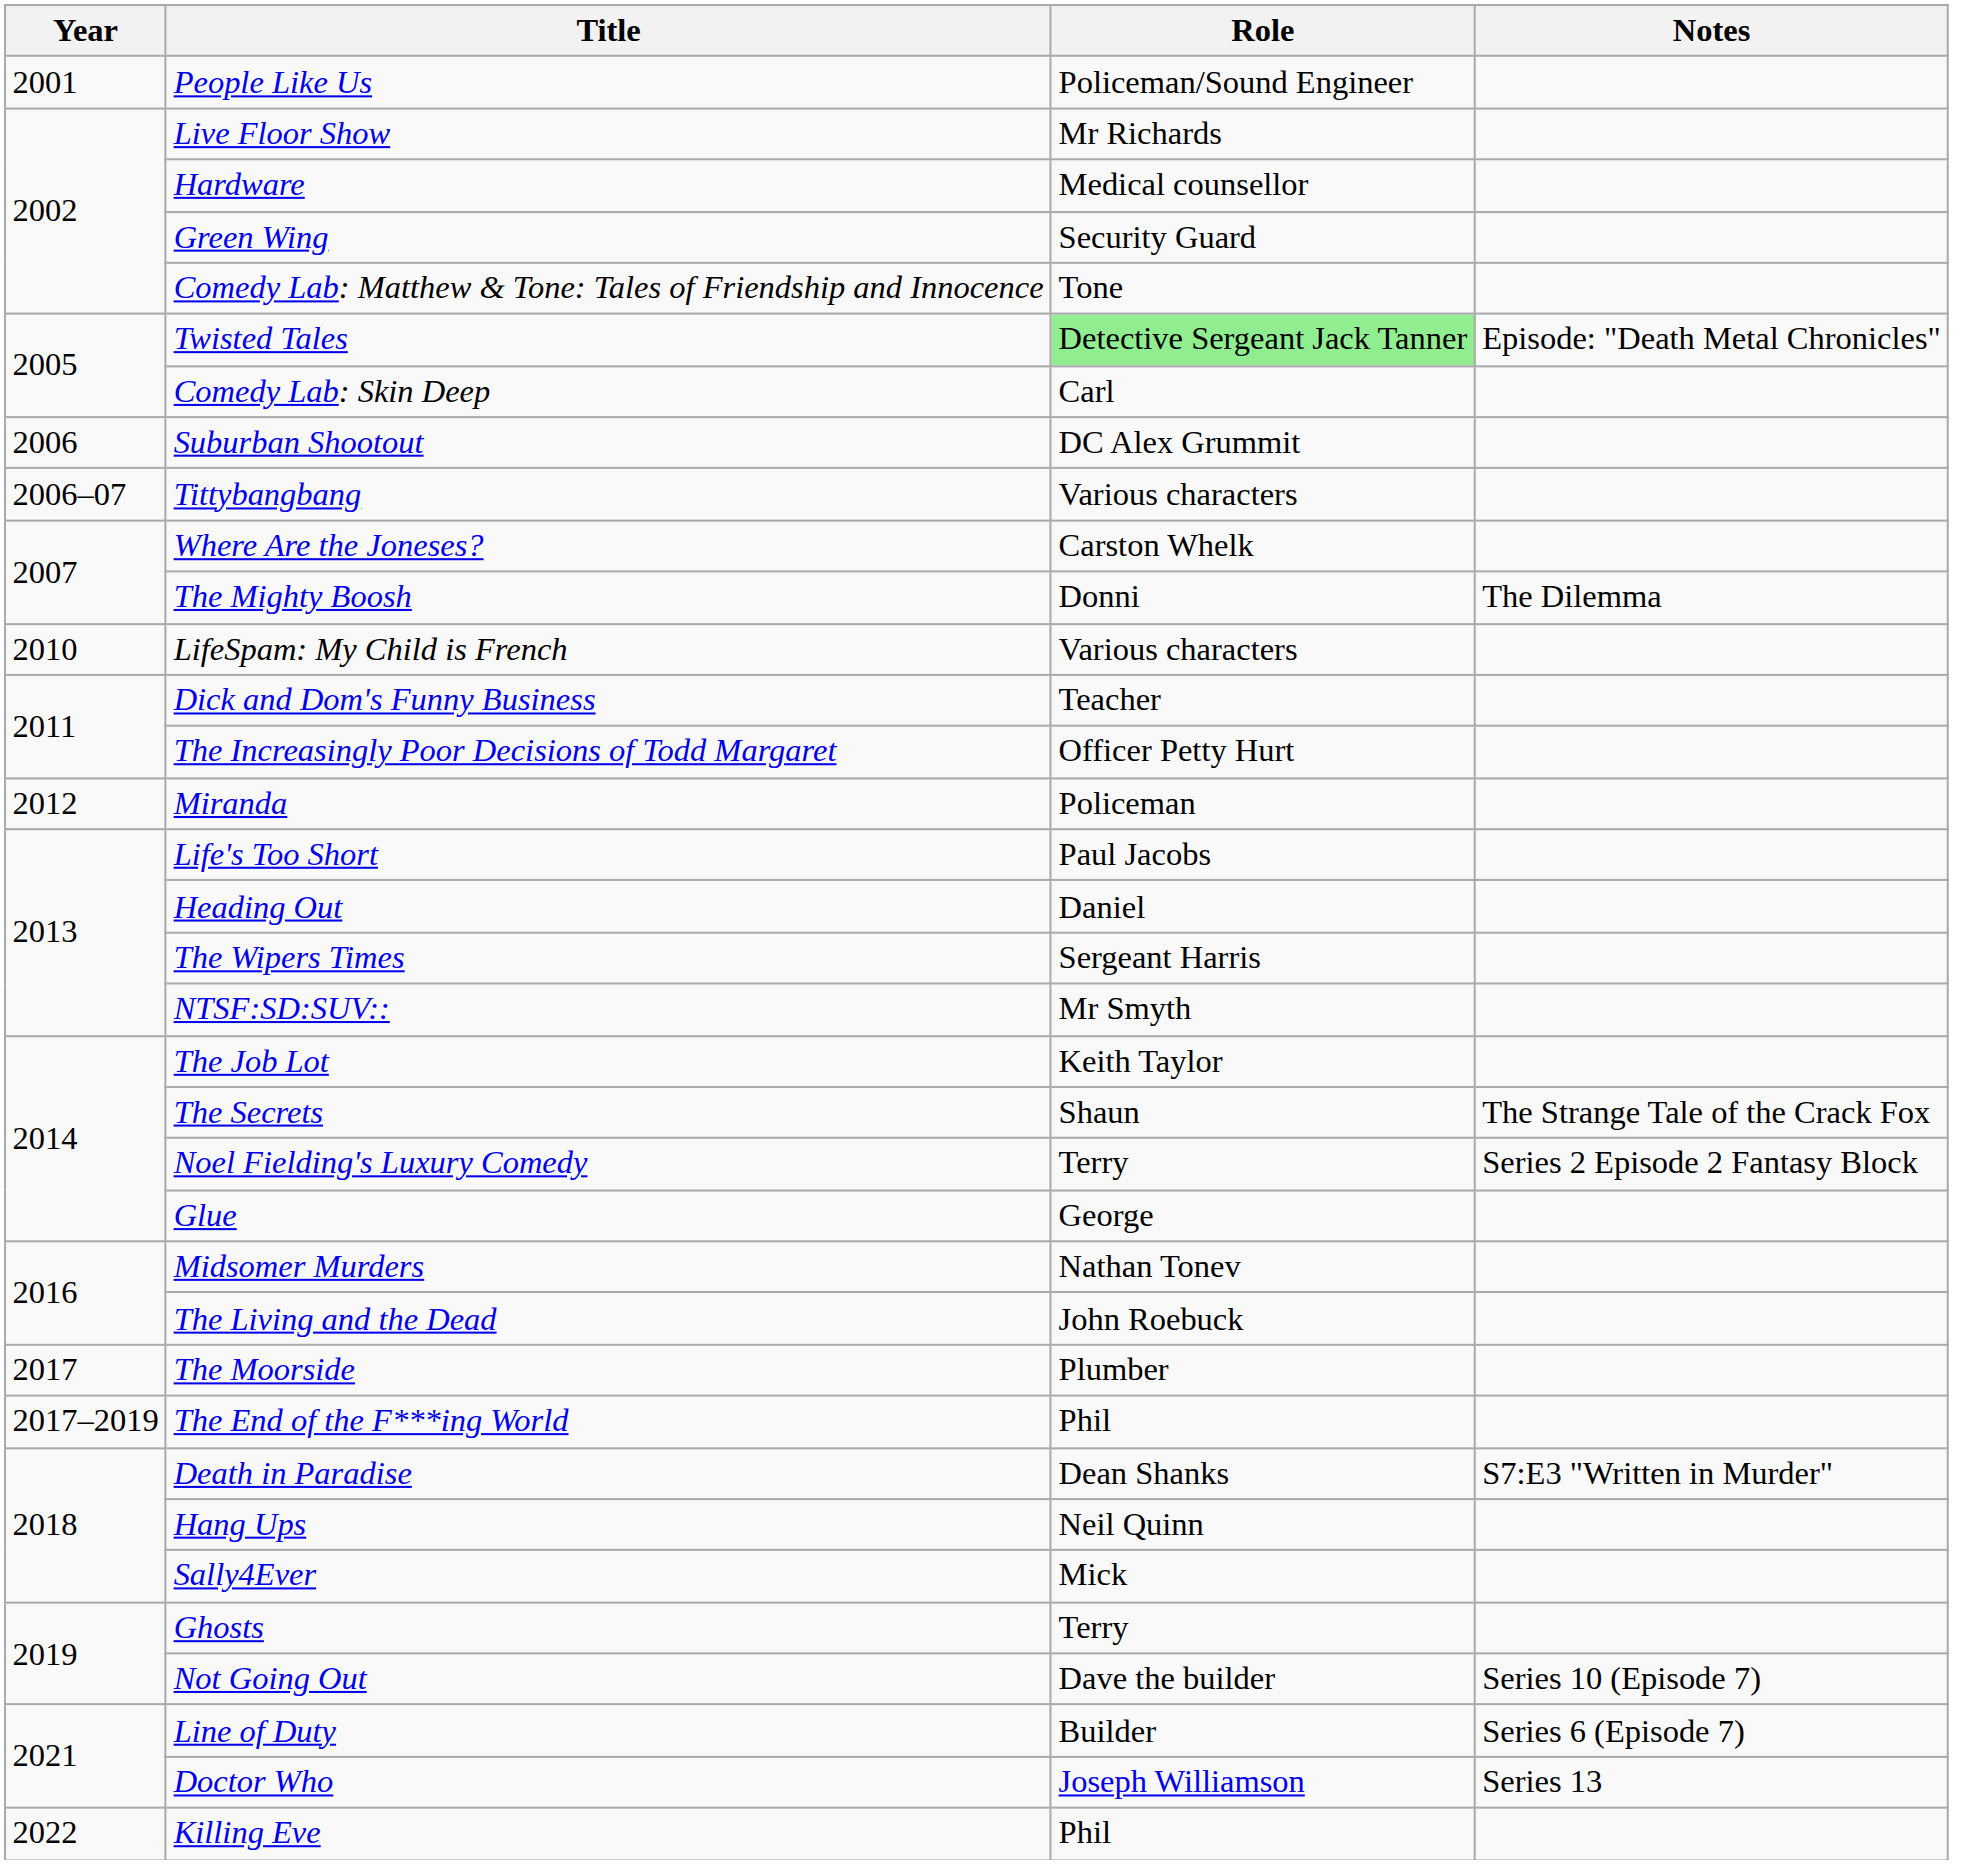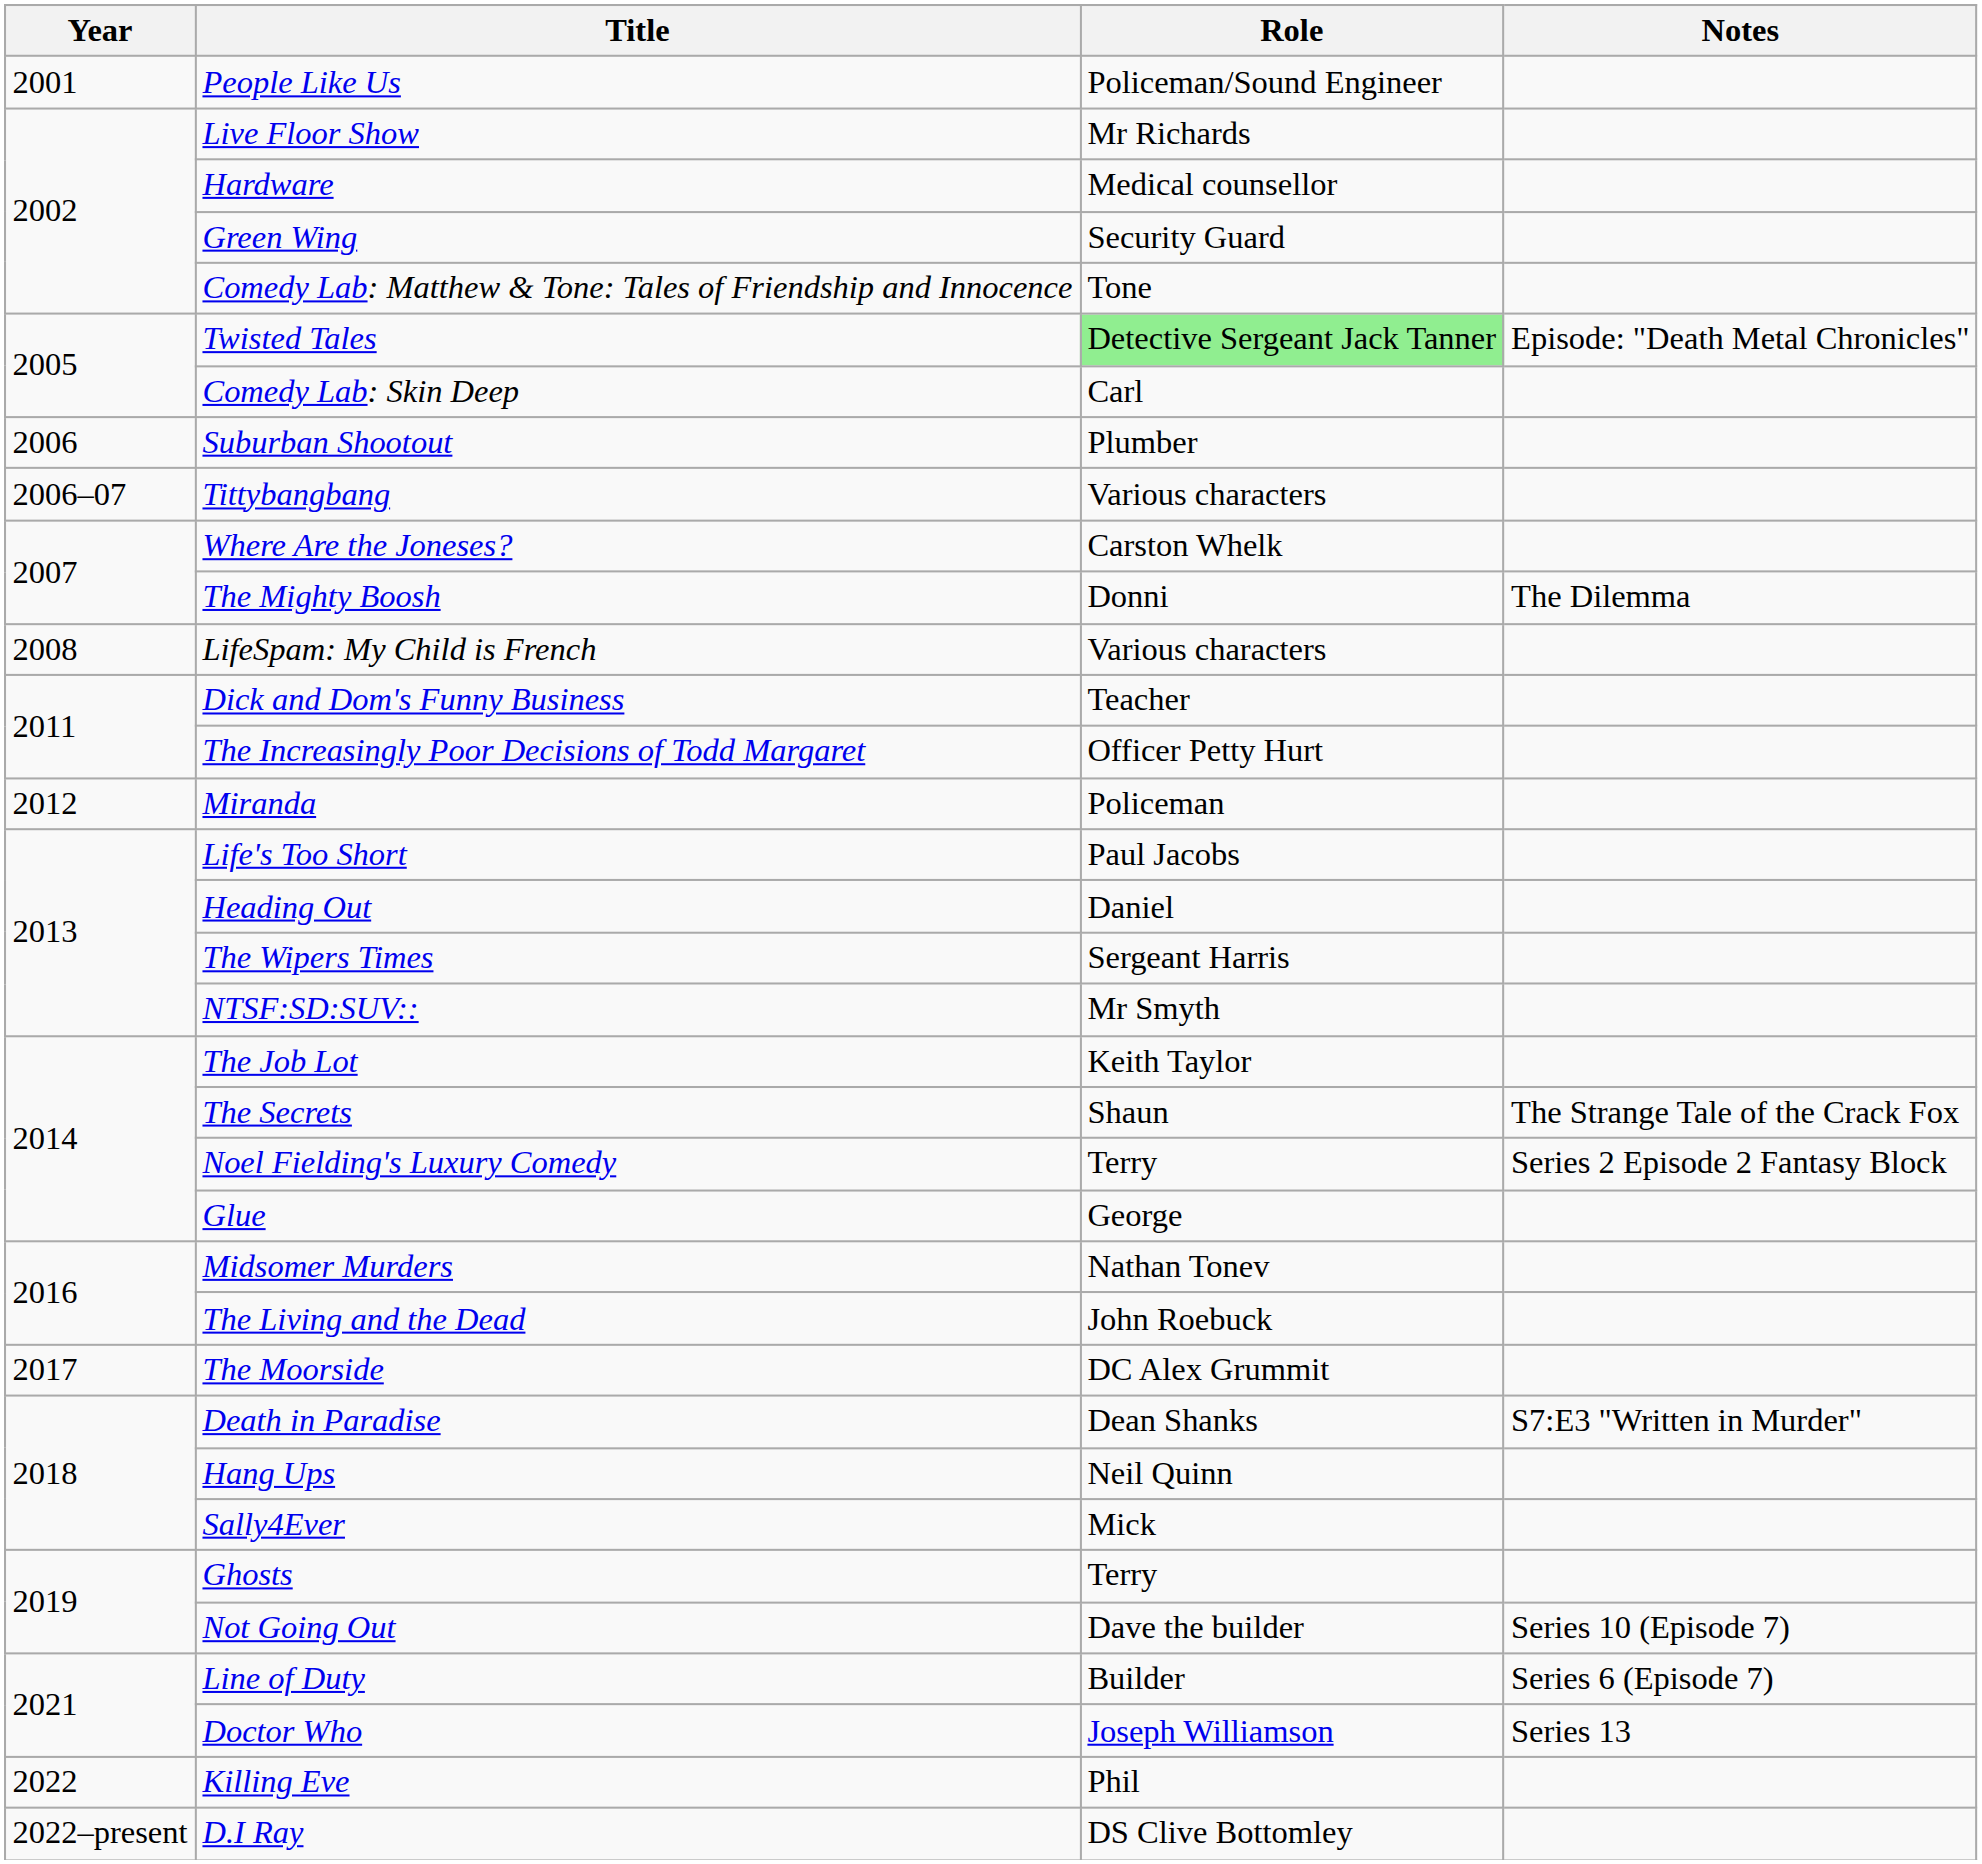(1179, 442) DC Alex Grummit -> (1142, 442) Plumber
(45, 648) 2010 -> (45, 648) 2008
(1114, 1369) Plumber -> (1208, 1369) DC Alex Grummit
- row: (371, 1421)
+ row: (253, 1833)
